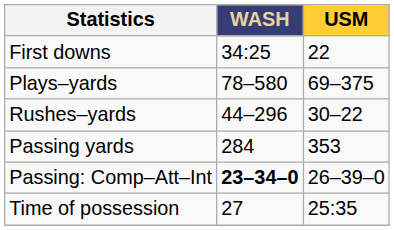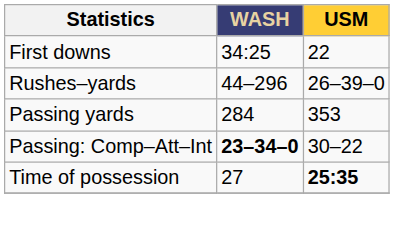- row: (63, 83)
(335, 114) 30–22 -> (346, 83) 26–39–0
(346, 177) 26–39–0 -> (335, 146) 30–22
(332, 209) normal -> (333, 177) bold
